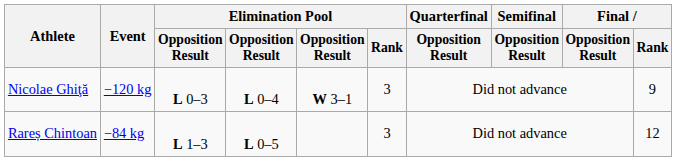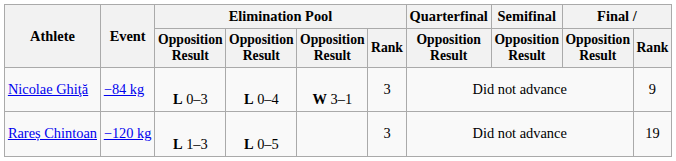(128, 89) −120 kg -> (124, 89) −84 kg
(124, 133) −84 kg -> (128, 133) −120 kg
(652, 133) 12 -> (652, 133) 19
